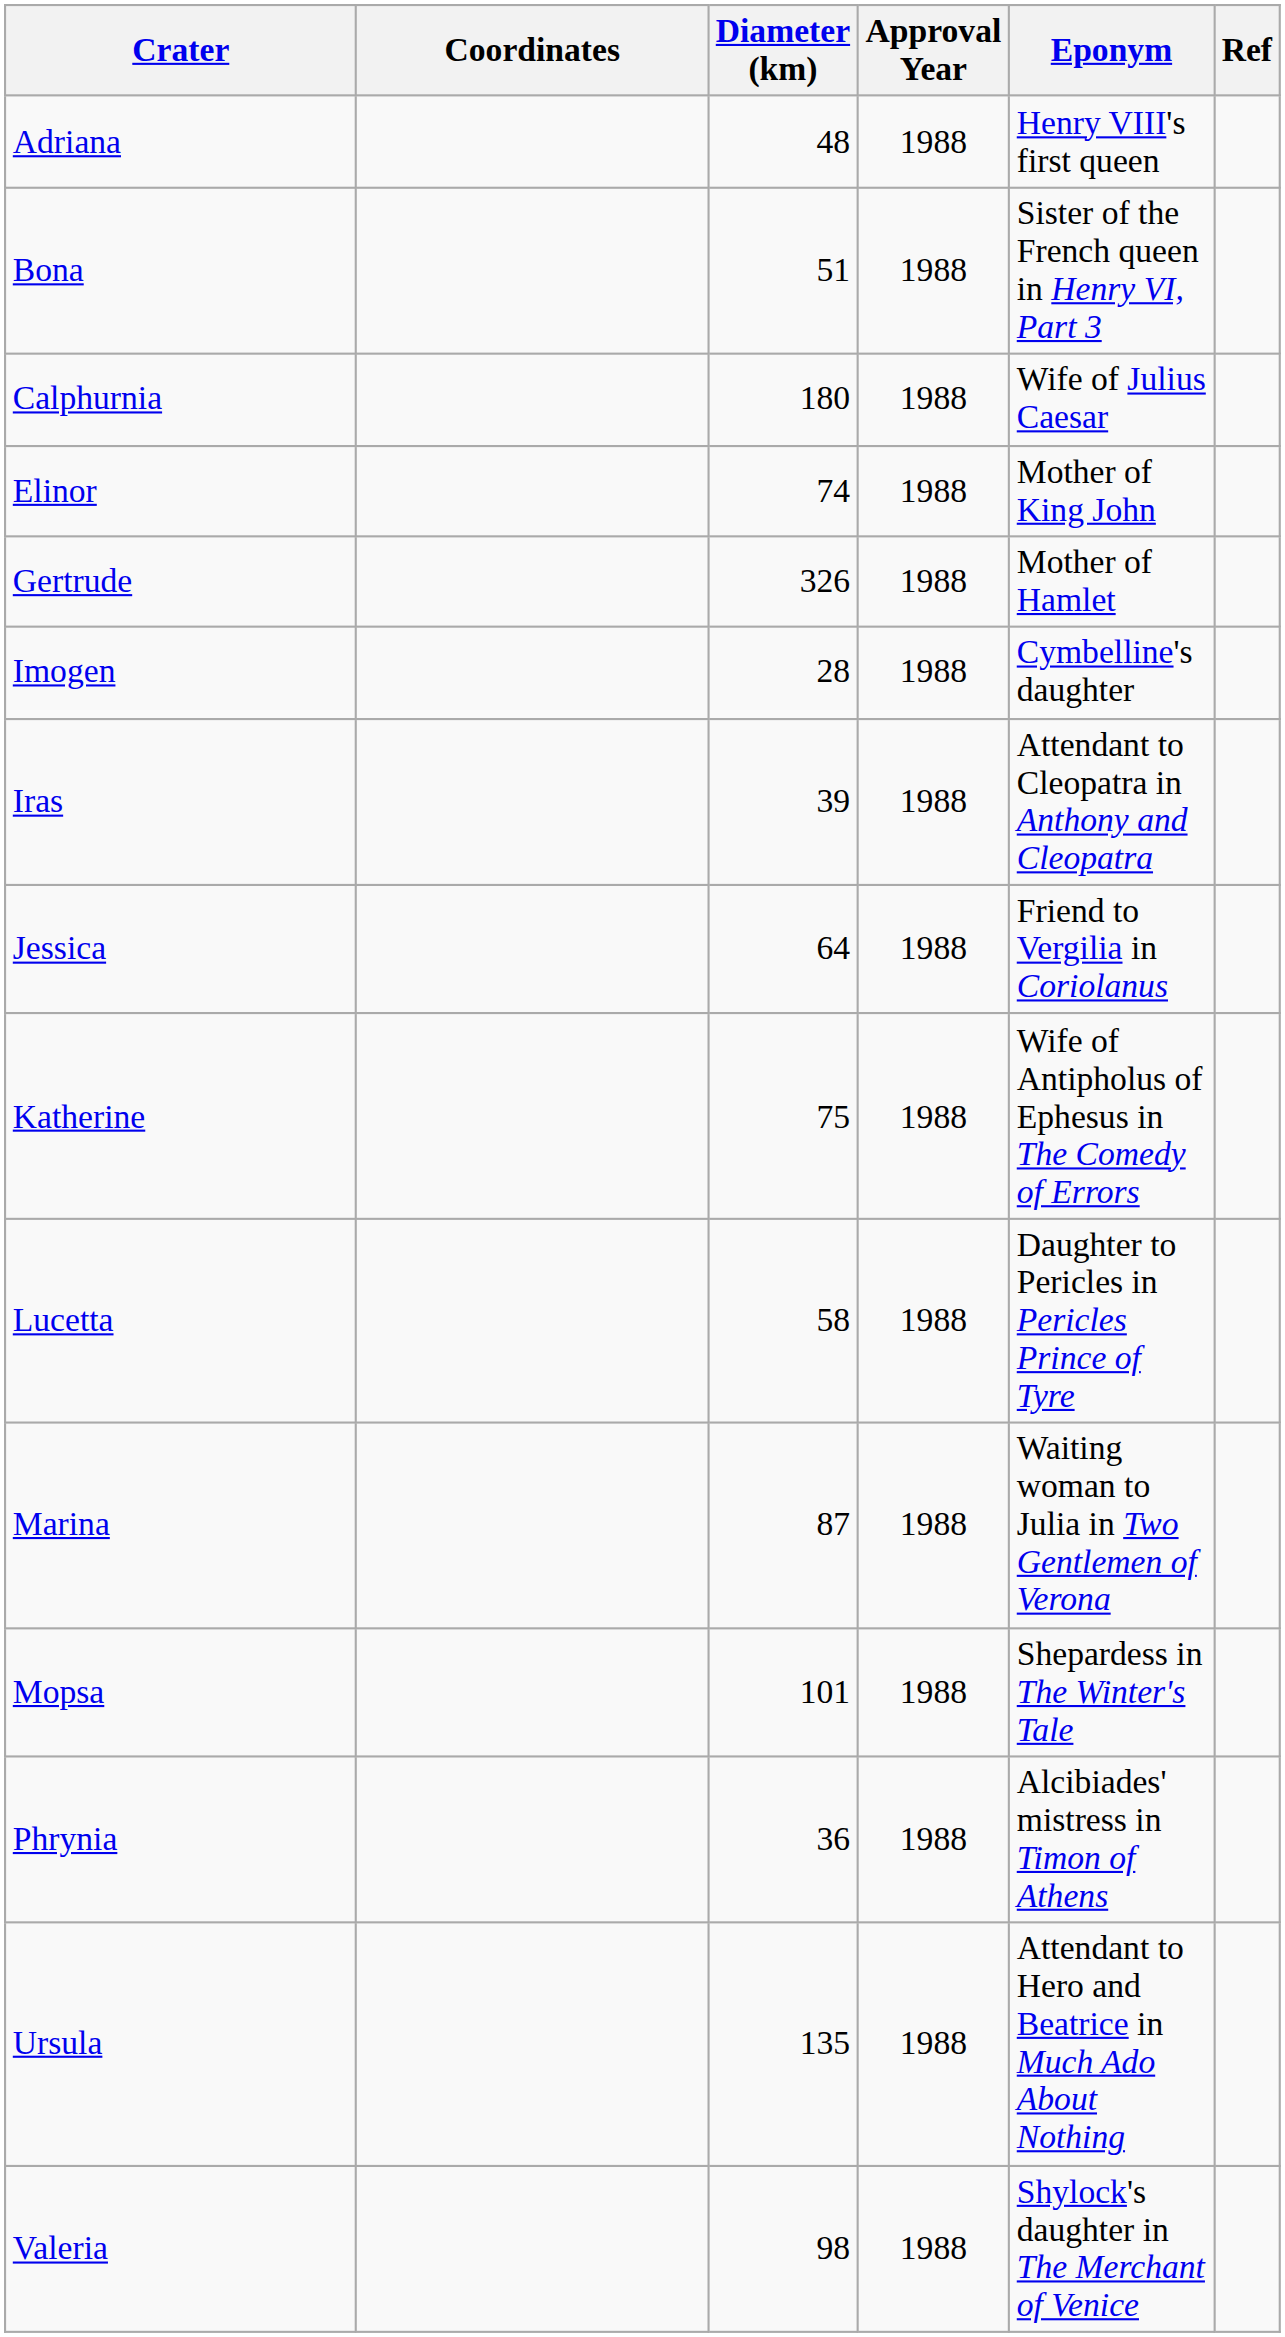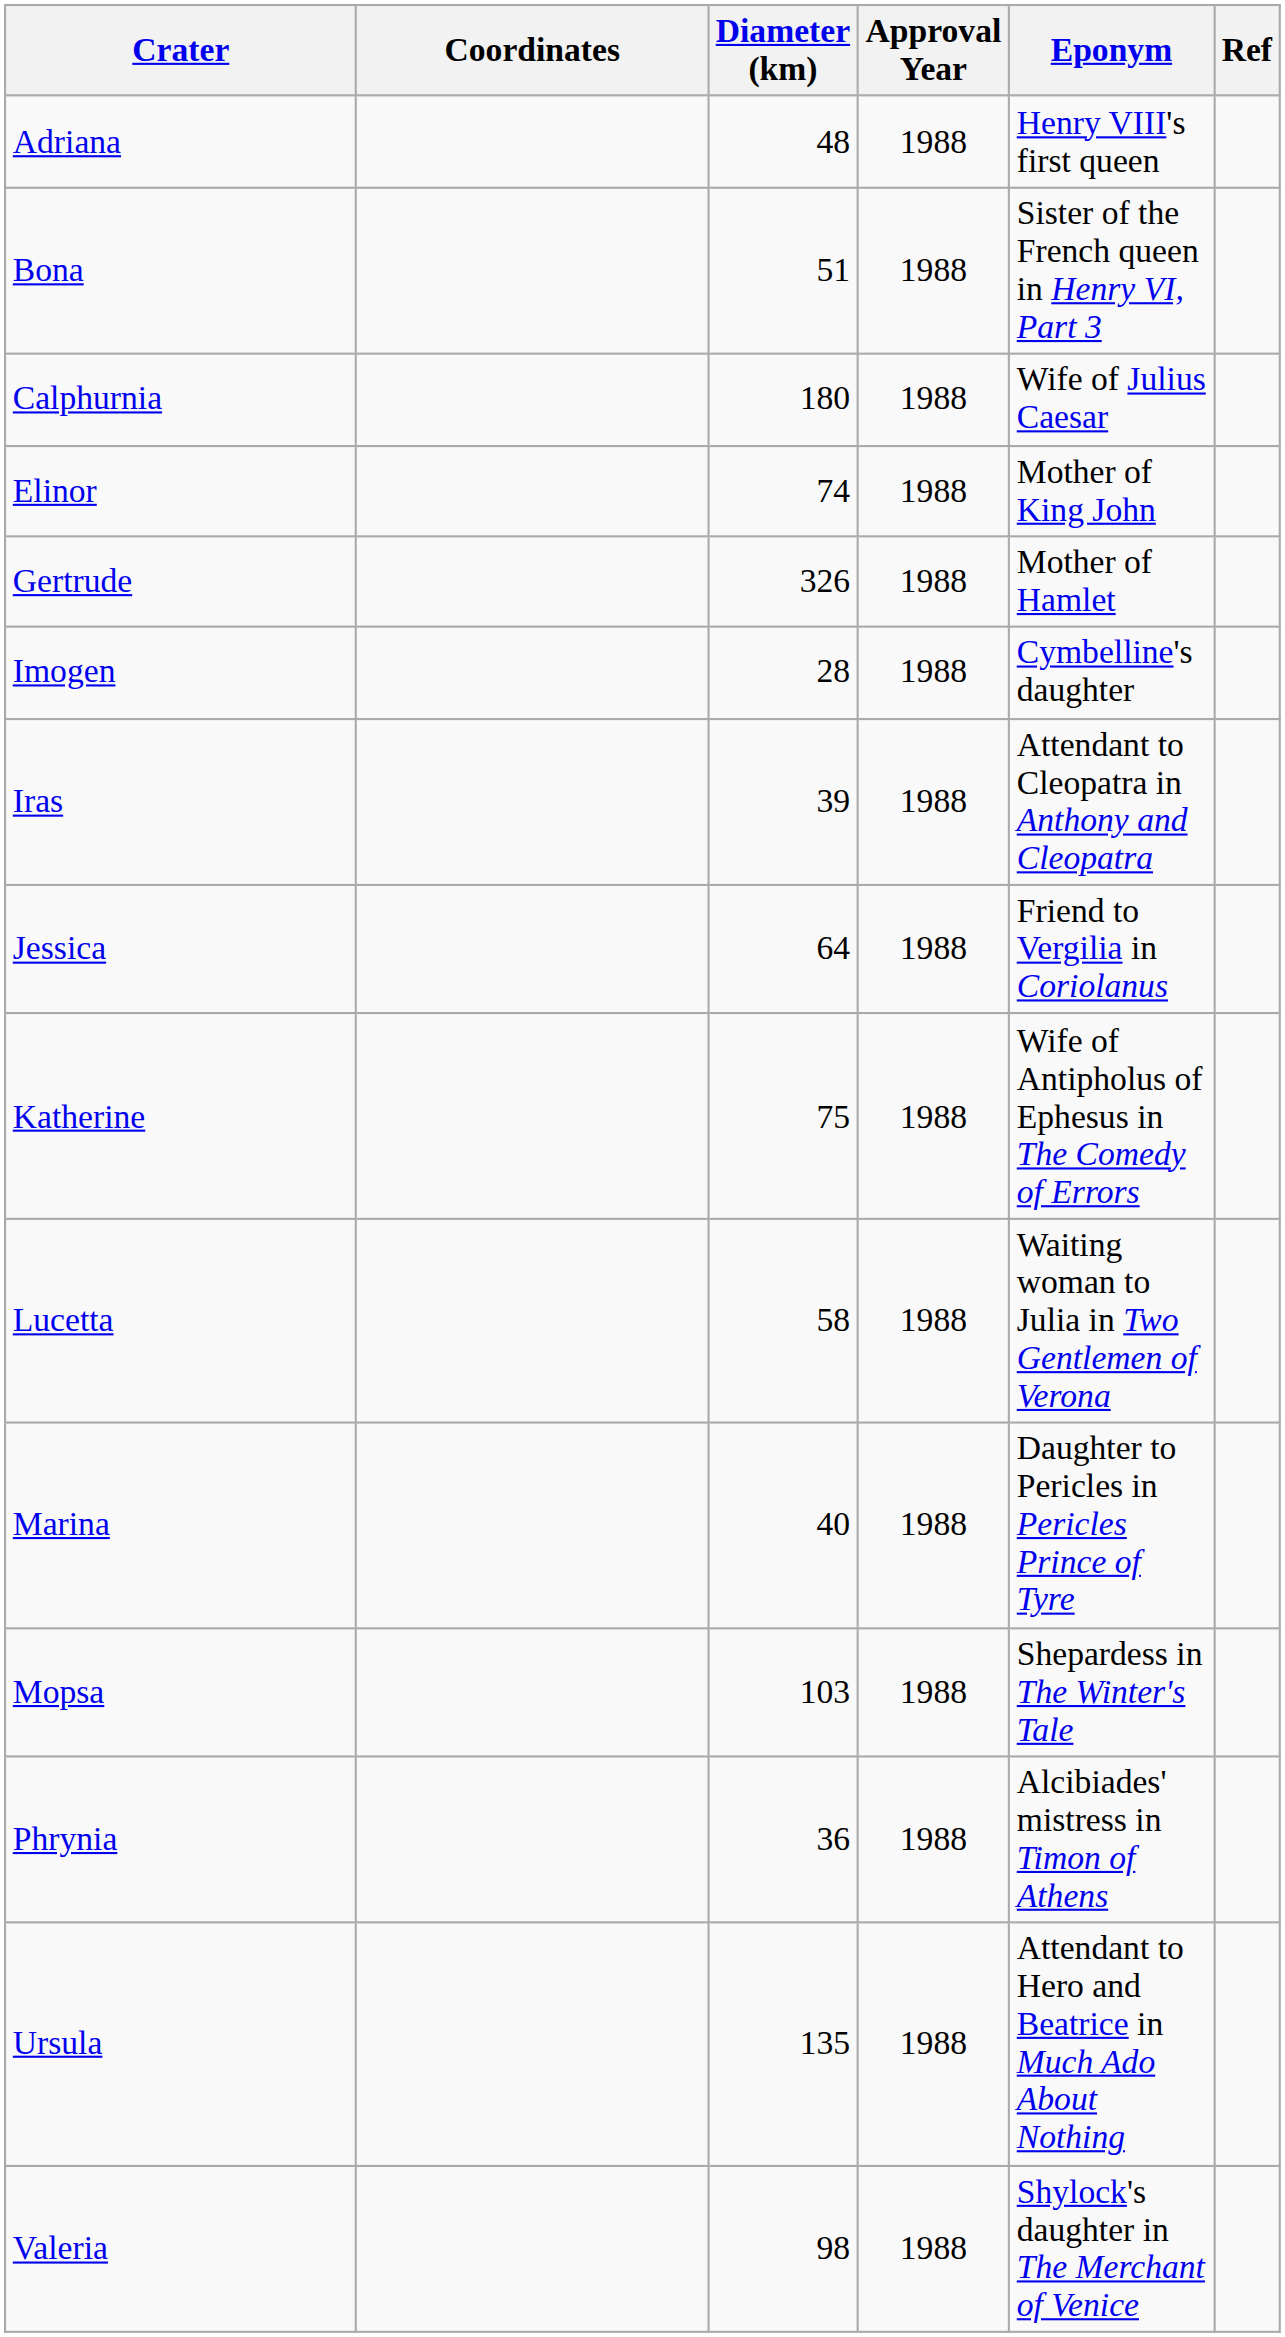(1097, 1320) Daughter to Pericles in Pericles Prince of Tyre -> (1107, 1320) Waiting woman to Julia in Two Gentlemen of Verona
(833, 1524) 87 -> (833, 1524) 40
(1107, 1524) Waiting woman to Julia in Two Gentlemen of Verona -> (1097, 1524) Daughter to Pericles in Pericles Prince of Tyre
(825, 1691) 101 -> (825, 1691) 103
